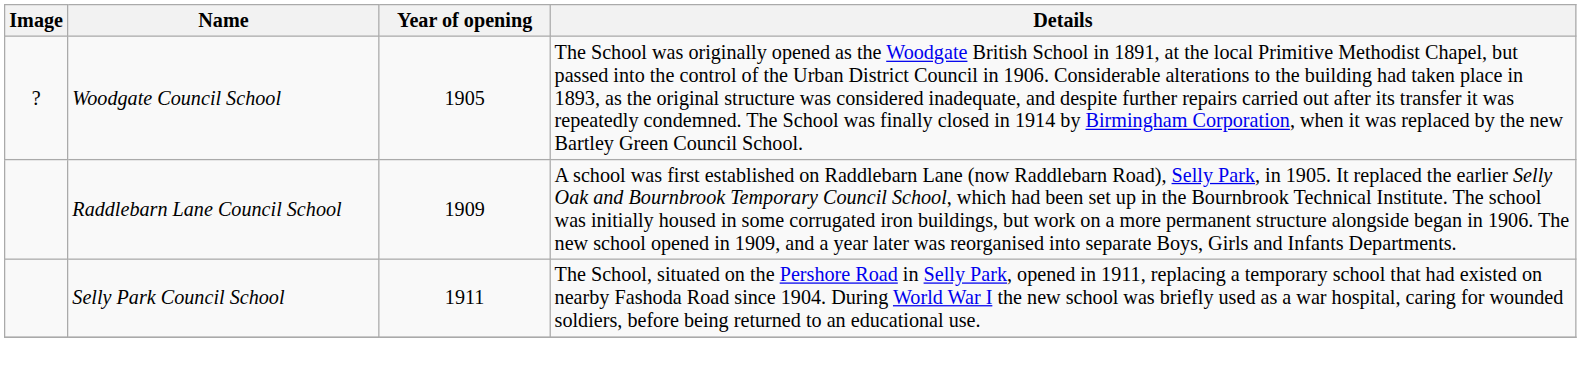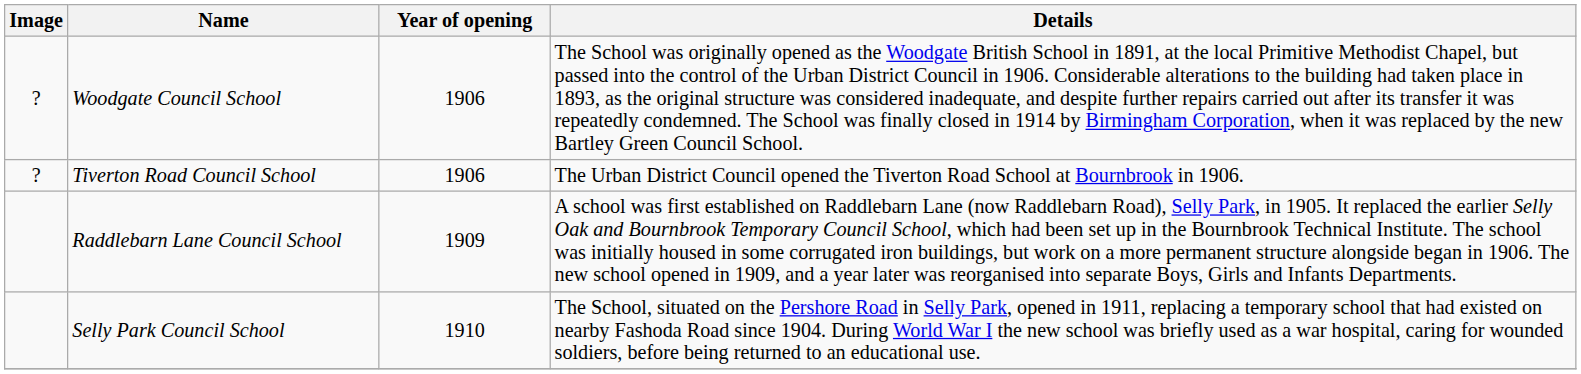(465, 97) 1905 -> (465, 97) 1906
+ row: (194, 175)
(465, 297) 1911 -> (465, 329) 1910
